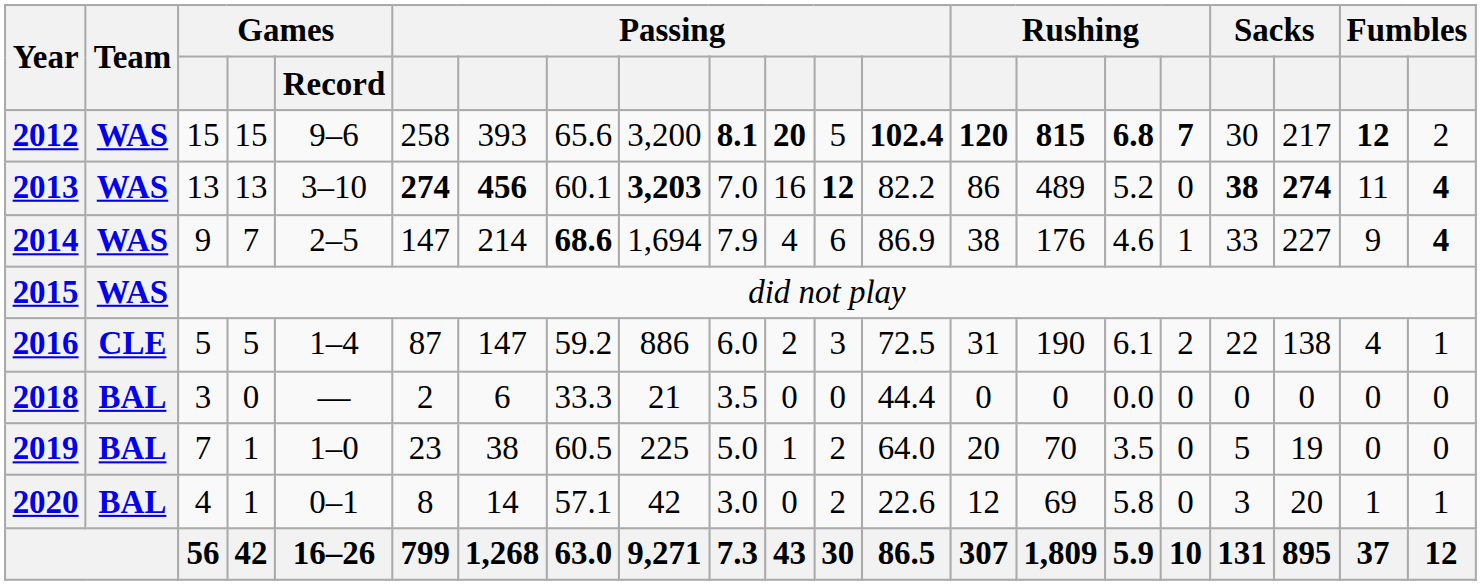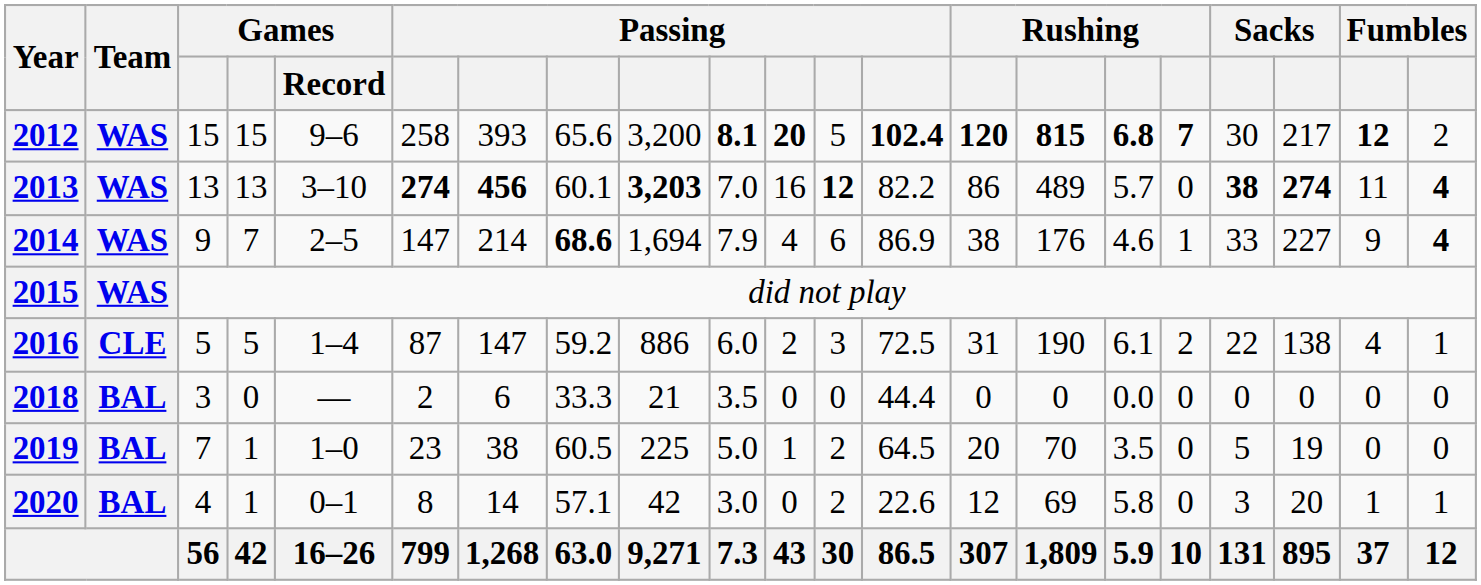(1133, 187) 5.2 -> (1133, 187) 5.7
(906, 448) 64.0 -> (906, 448) 64.5
